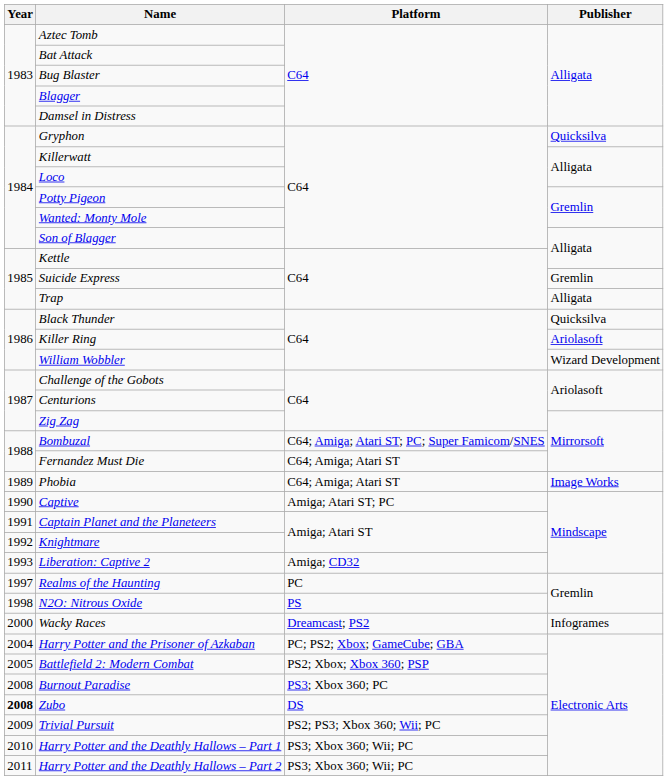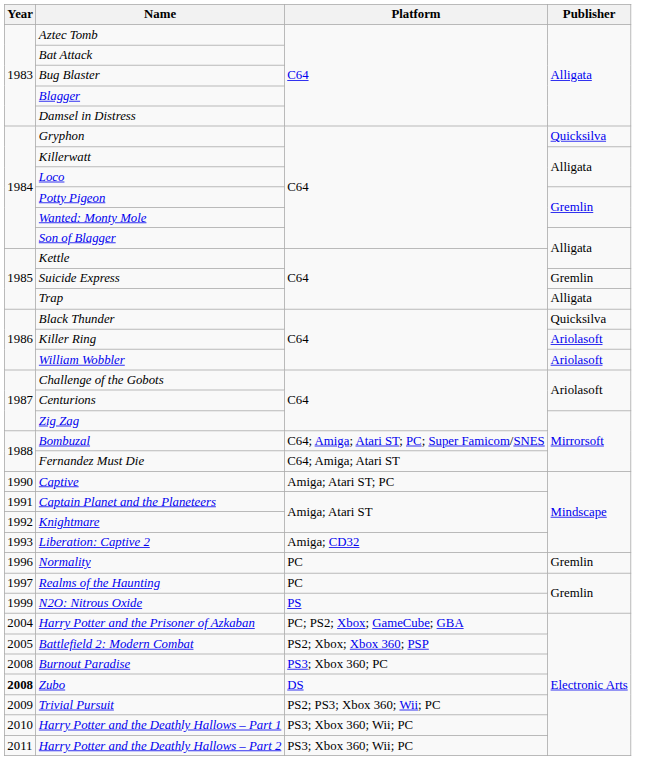(605, 359) Wizard Development -> (577, 359) Ariolasoft
- row: (57, 481)
+ row: (65, 562)
(20, 603) 1998 -> (20, 603) 1999
- row: (72, 623)
